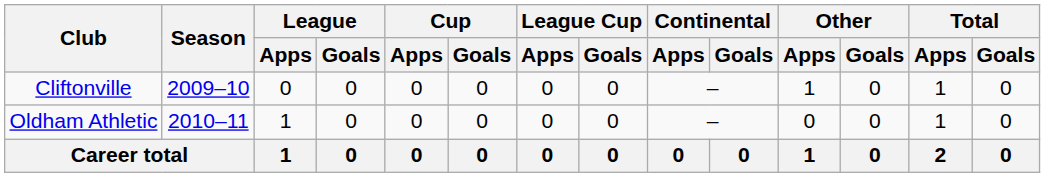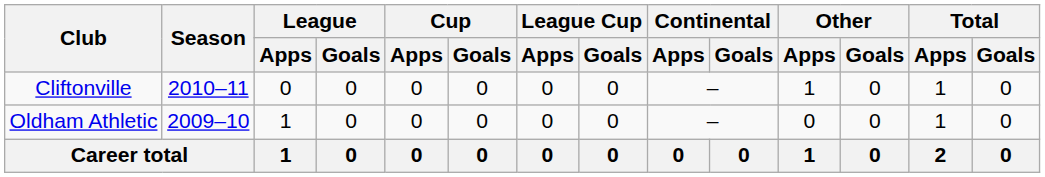(208, 88) 2009–10 -> (208, 88) 2010–11
(208, 121) 2010–11 -> (208, 121) 2009–10
